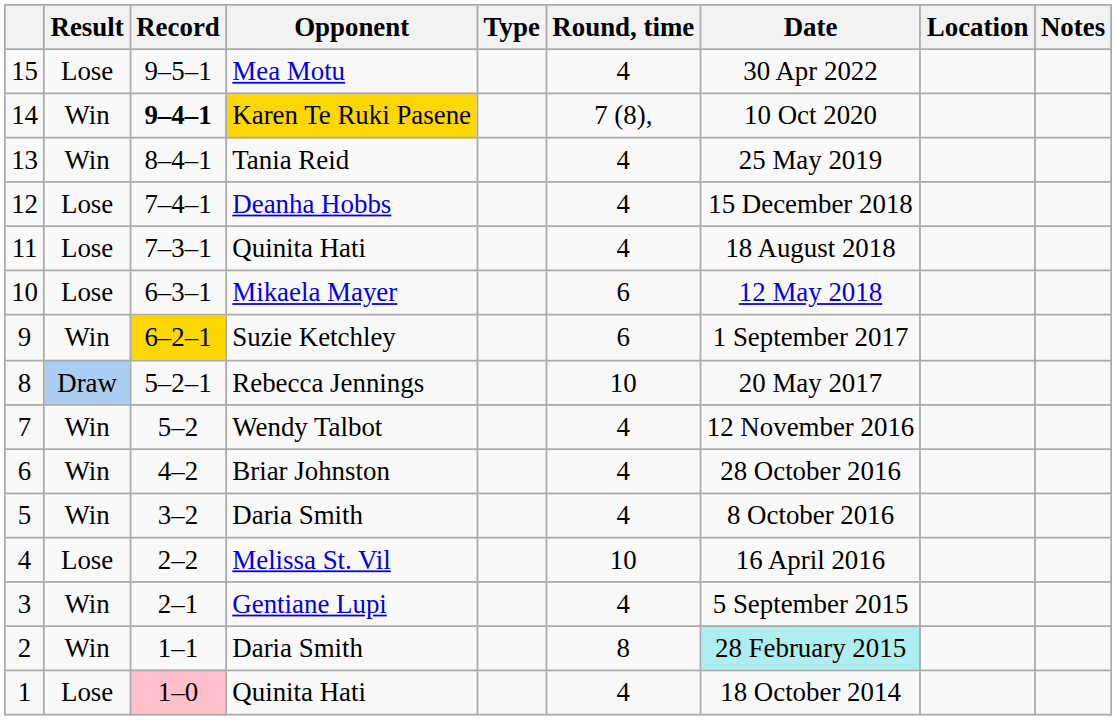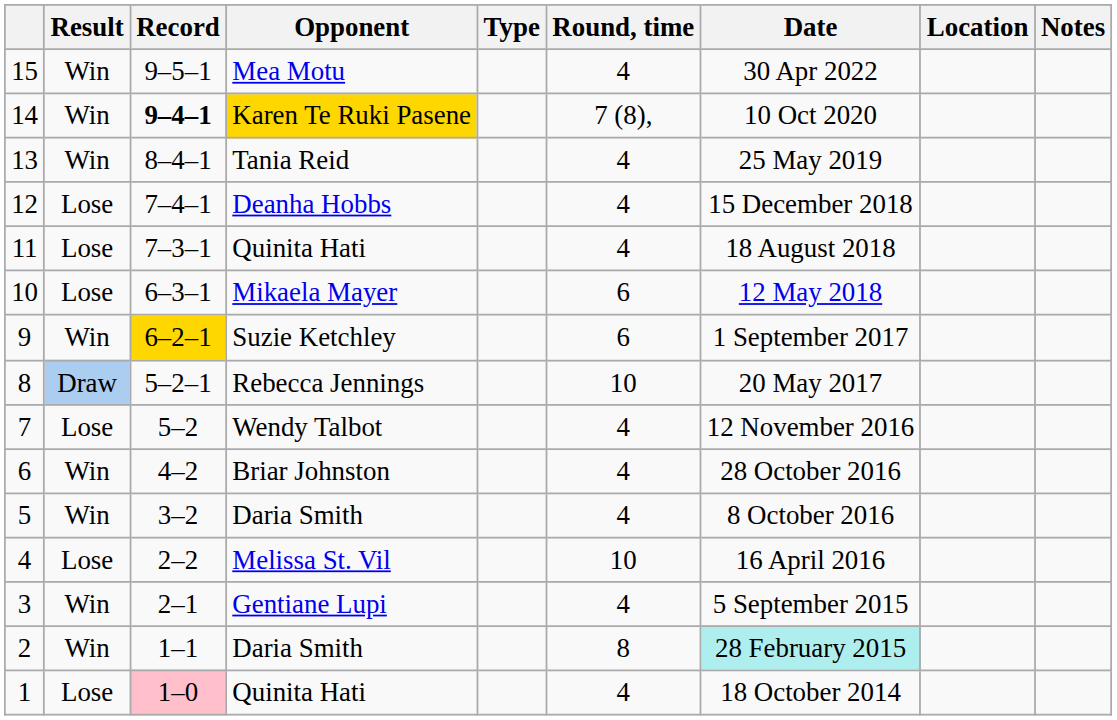(87, 71) Lose -> (87, 71) Win
(87, 426) Win -> (87, 426) Lose
